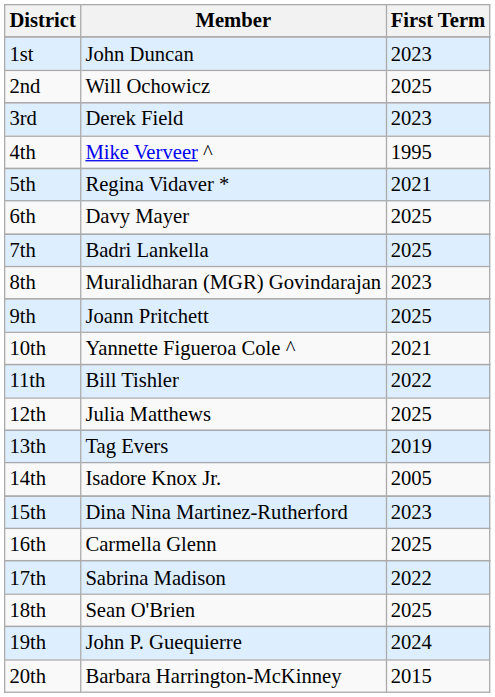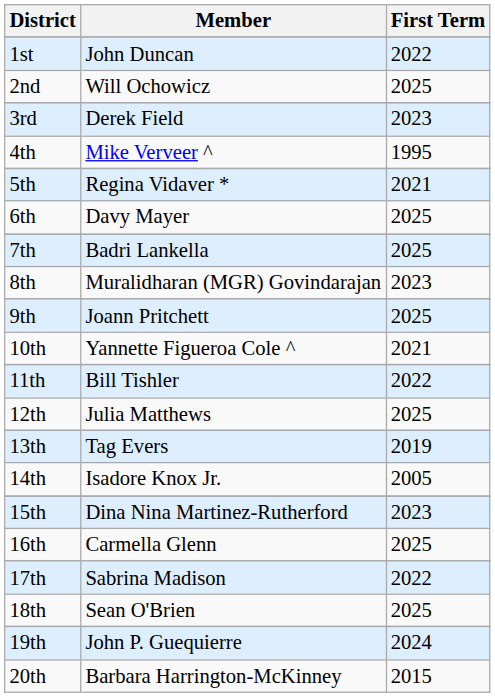(411, 53) 2023 -> (411, 53) 2022
